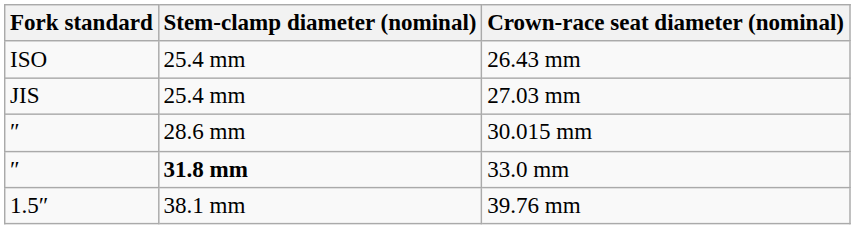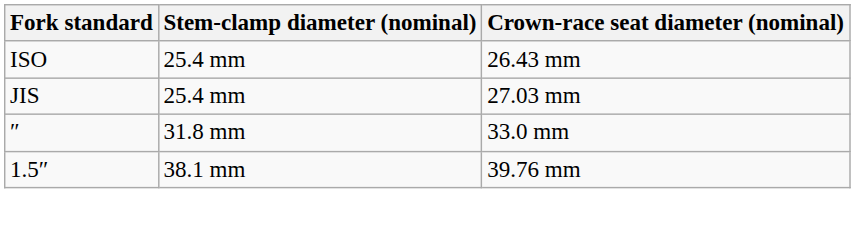- row: (540, 132)
(206, 168) bold -> (204, 132) normal
